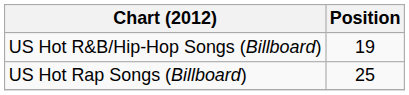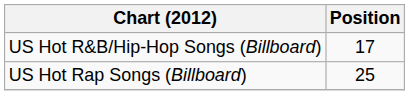(365, 47) 19 -> (365, 47) 17
